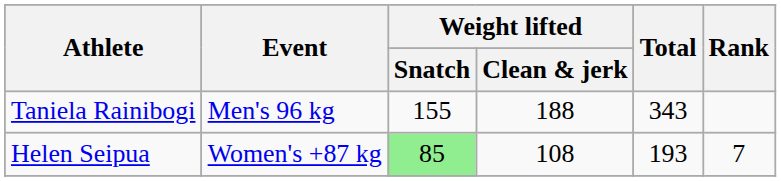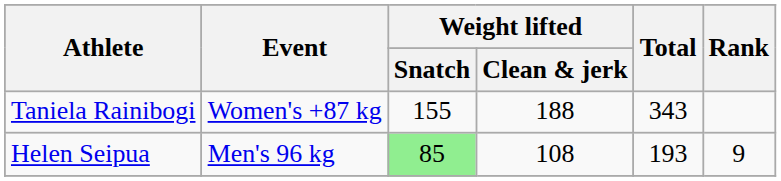(271, 111) Men's 96 kg -> (295, 111) Women's +87 kg
(295, 154) Women's +87 kg -> (271, 154) Men's 96 kg
(739, 154) 7 -> (739, 154) 9
